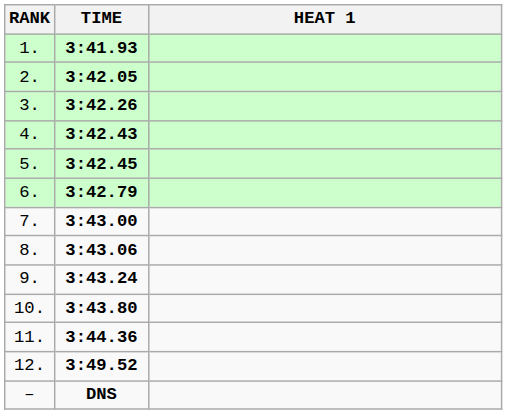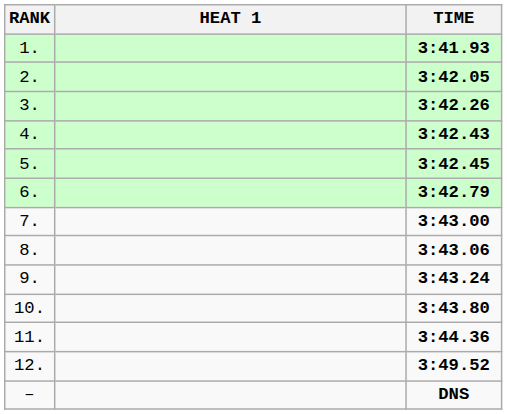columns swapped: (325, 19) <-> (101, 19)
